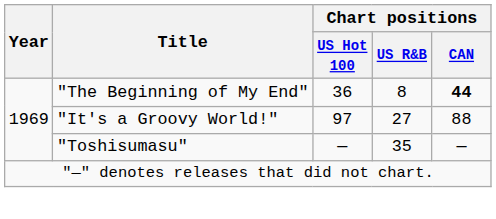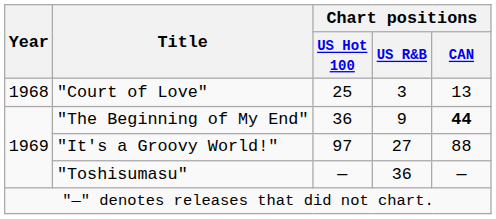+ row: (132, 92)
(402, 92) 8 -> (402, 120) 9
(402, 147) 35 -> (402, 174) 36
